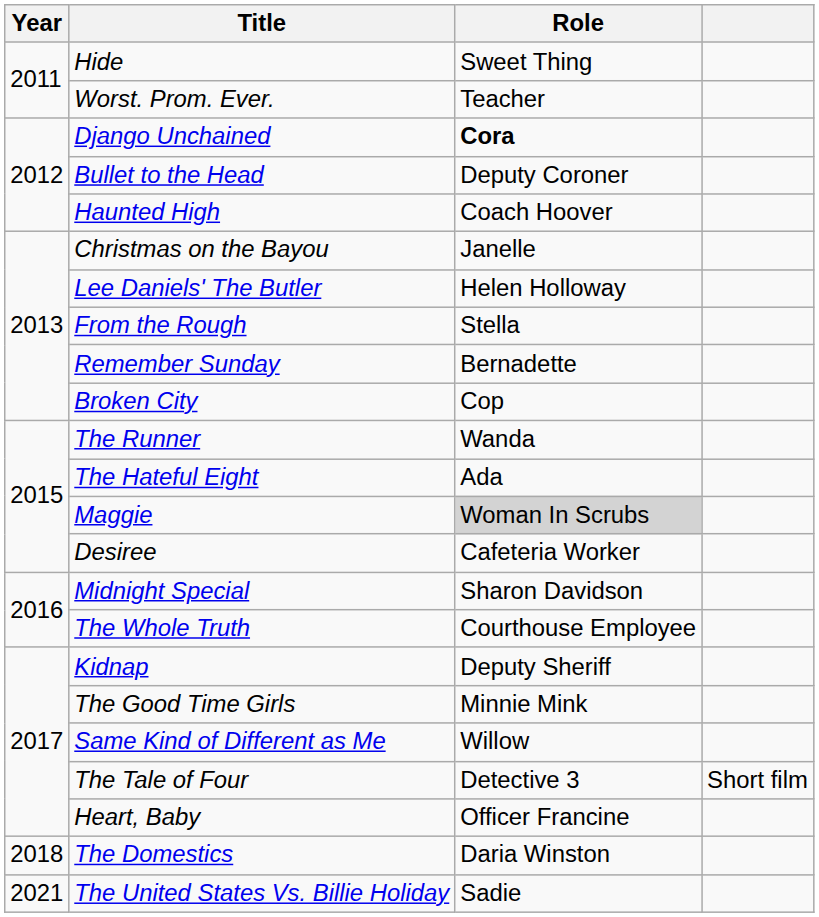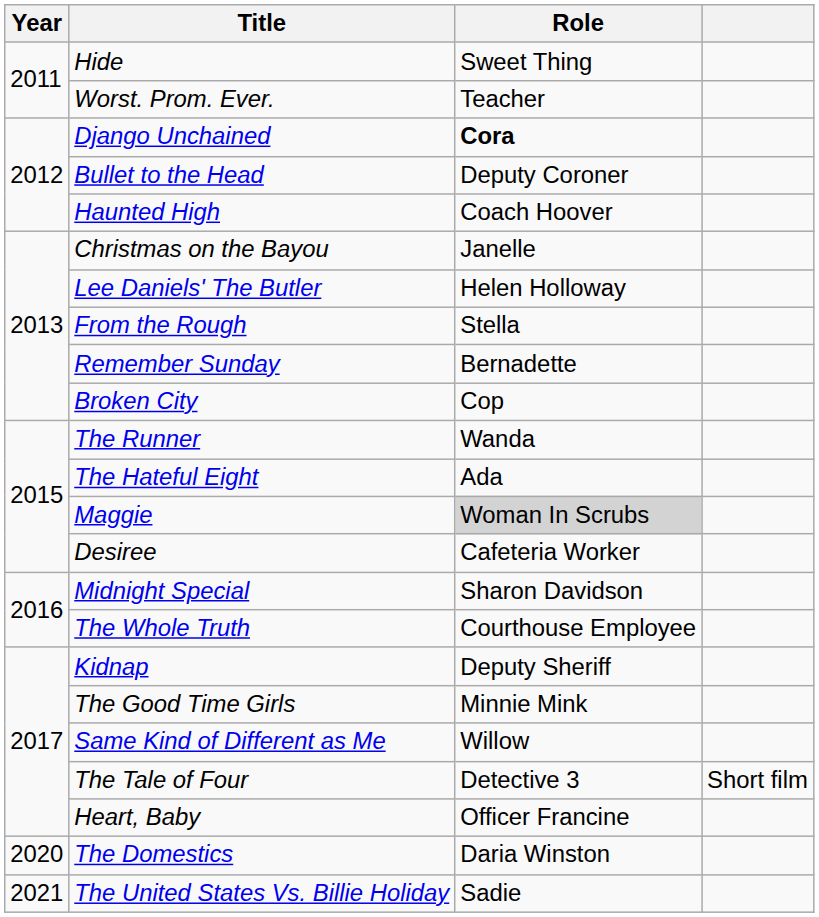(37, 855) 2018 -> (37, 855) 2020
